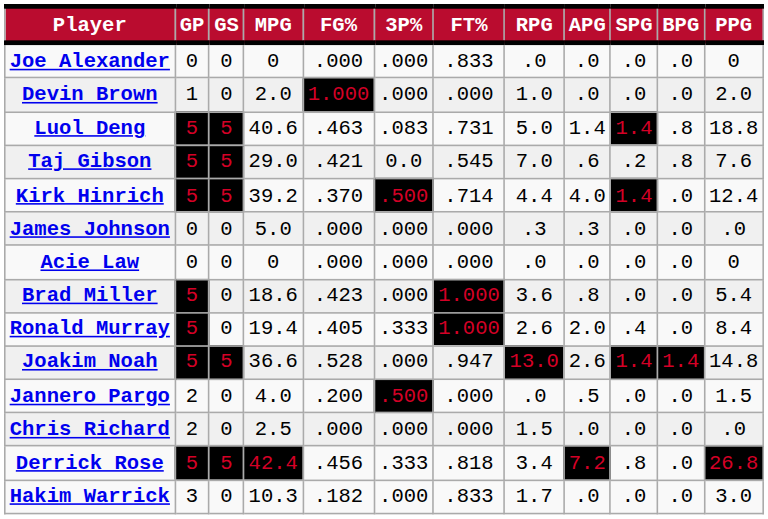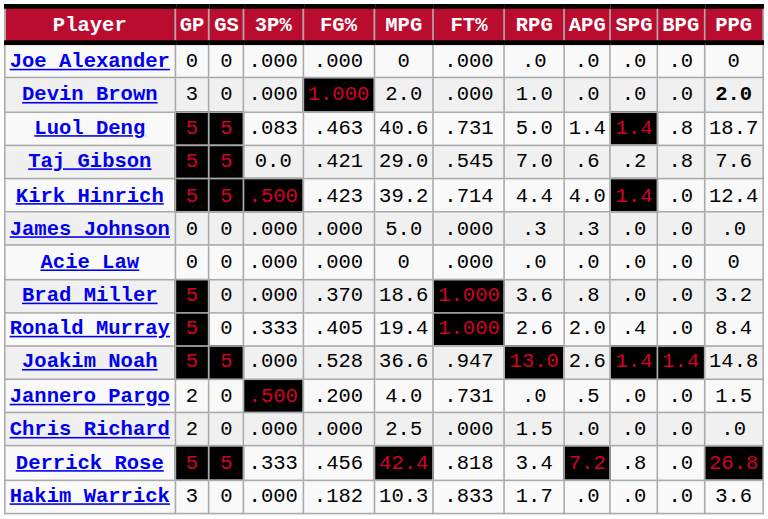columns swapped: (273, 25) <-> (404, 25)
(469, 61) .833 -> (469, 61) .000
(192, 95) 1 -> (192, 95) 3
(734, 95) normal -> (734, 95) bold
(734, 128) 18.8 -> (734, 128) 18.7
(338, 195) .370 -> (338, 195) .423
(338, 296) .423 -> (338, 296) .370
(734, 296) 5.4 -> (734, 296) 3.2
(469, 396) .000 -> (469, 396) .731
(734, 497) 3.0 -> (734, 497) 3.6
